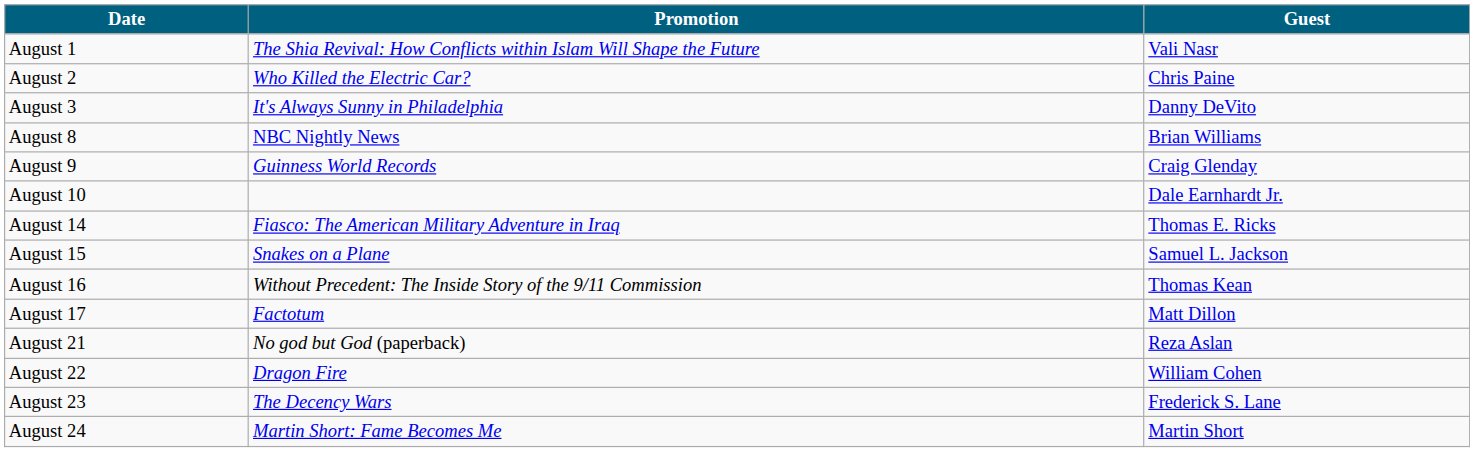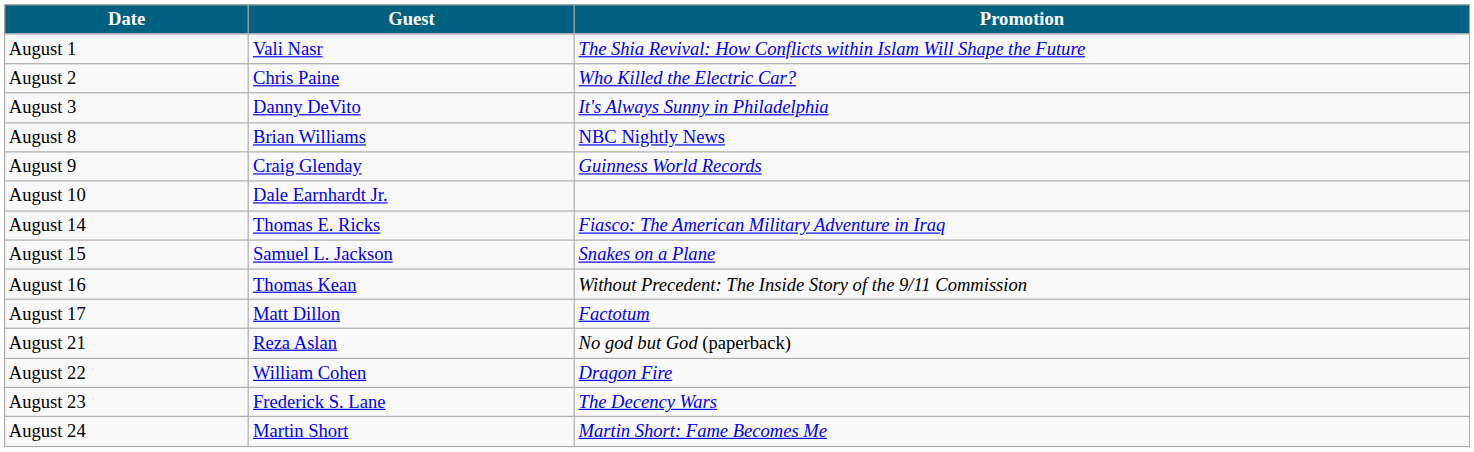columns swapped: (1307, 19) <-> (696, 19)
